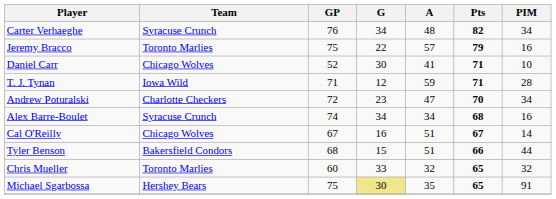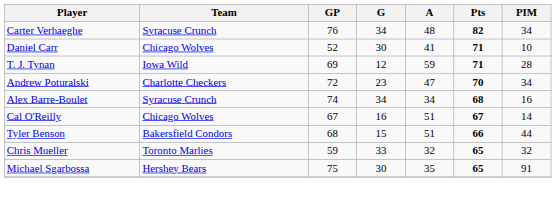- row: (39, 47)
(332, 82) 71 -> (332, 64) 69
(332, 168) 60 -> (332, 151) 59
(381, 185) khaki background -> (381, 168) no background
